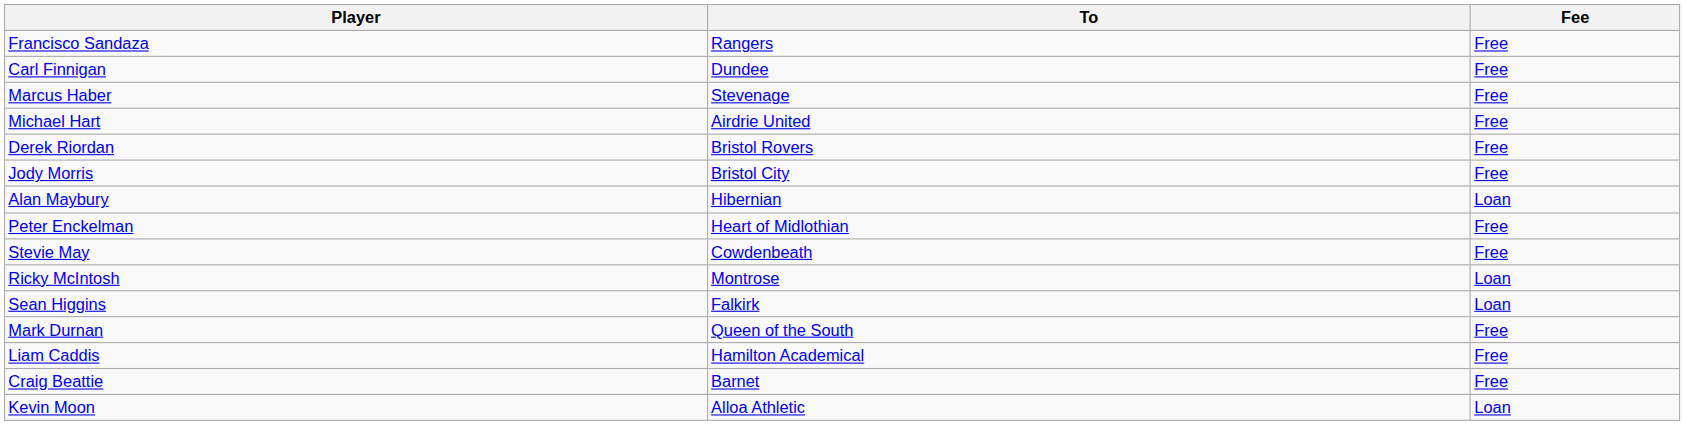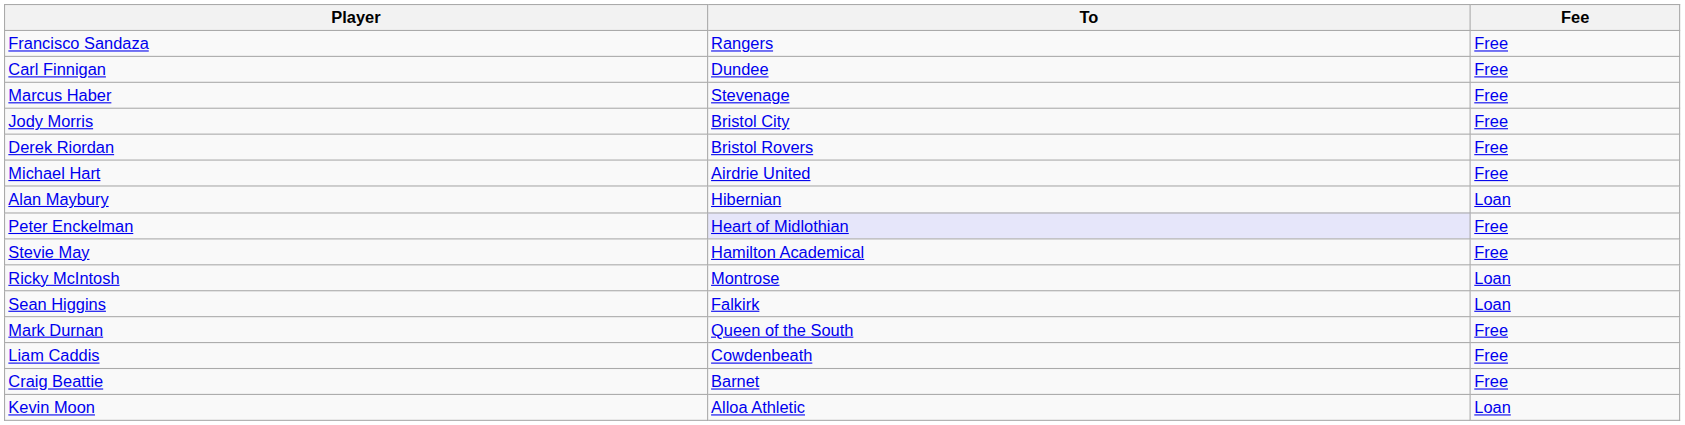rows swapped: (51, 174) <-> (54, 122)
(780, 226) no background -> (780, 226) lavender background
(762, 252) Cowdenbeath -> (788, 252) Hamilton Academical
(788, 356) Hamilton Academical -> (762, 356) Cowdenbeath
